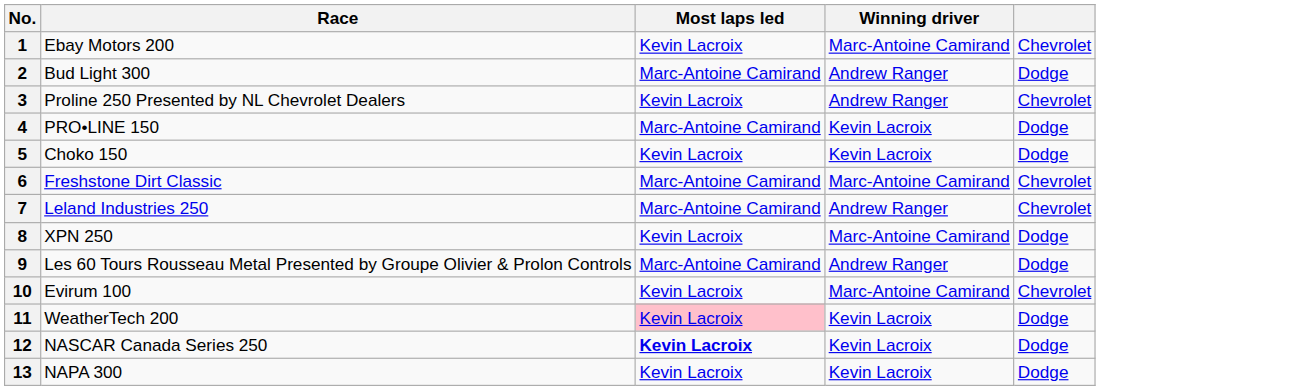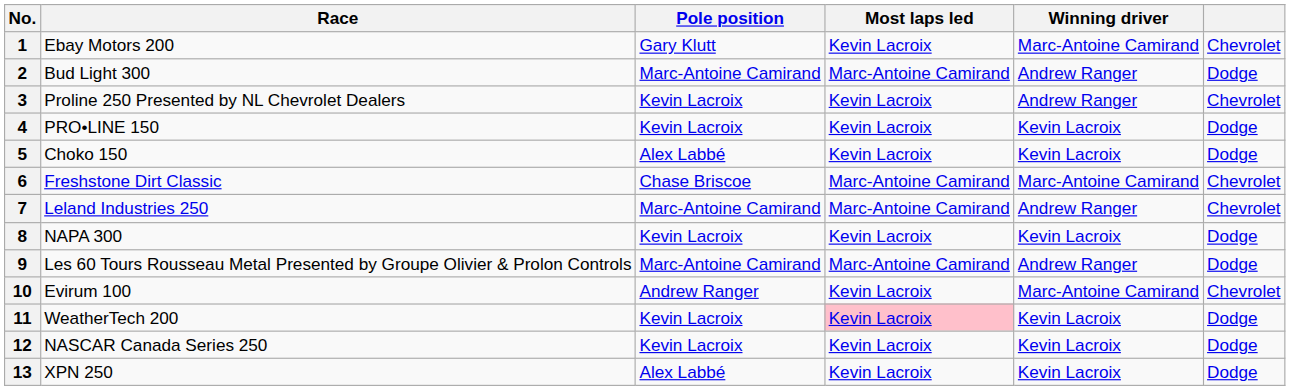+ column: (730, 18)
(730, 127) Marc-Antoine Camirand -> (880, 127) Kevin Lacroix
(79, 236) XPN 250 -> (83, 236) NAPA 300
(919, 236) Marc-Antoine Camirand -> (1069, 236) Kevin Lacroix
(696, 345) bold -> (880, 345) normal
(83, 372) NAPA 300 -> (79, 372) XPN 250
